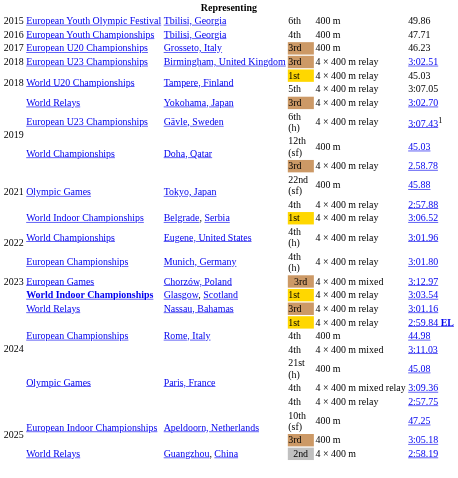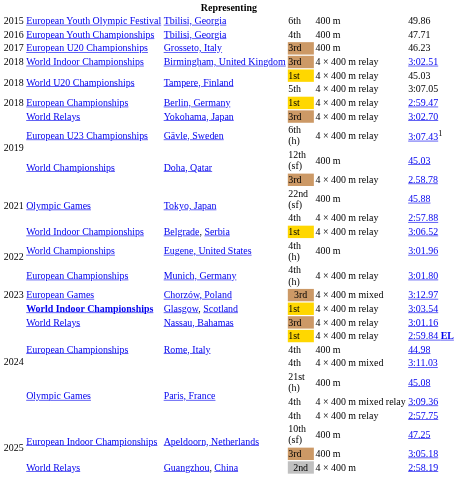(87, 62) European U23 Championships -> (85, 62) World Indoor Championships
+ row: (197, 103)
(347, 237) 4 × 400 m relay -> (328, 251) 400 m
